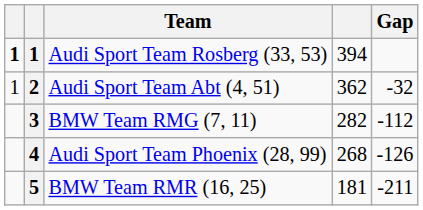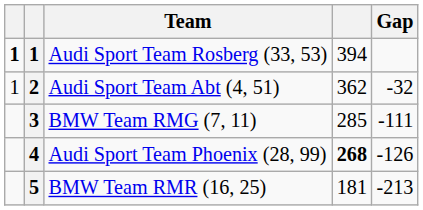(352, 121) 282 -> (352, 121) 285
(395, 121) -112 -> (396, 121) -111
(352, 154) normal -> (352, 154) bold
(395, 187) -211 -> (395, 187) -213
